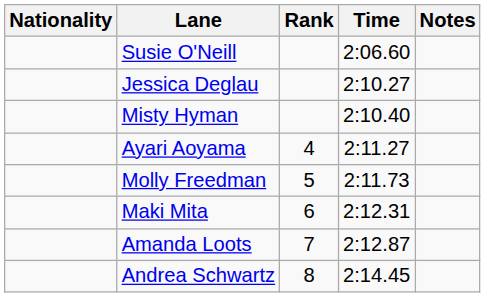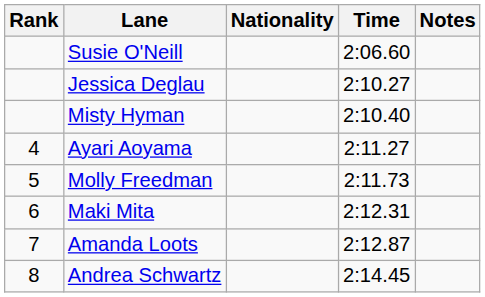columns swapped: (309, 20) <-> (61, 20)
